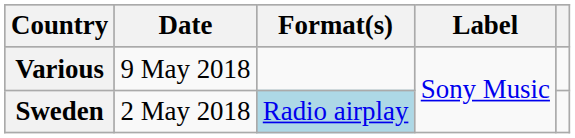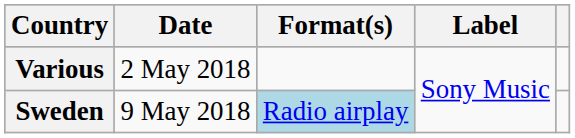(185, 68) 9 May 2018 -> (185, 68) 2 May 2018
(185, 111) 2 May 2018 -> (185, 111) 9 May 2018
